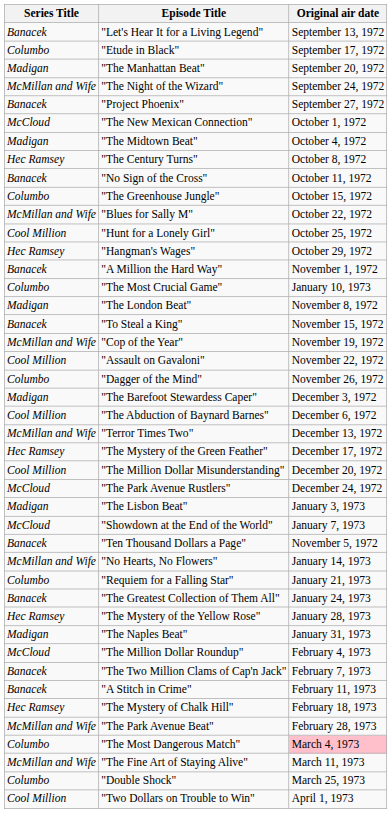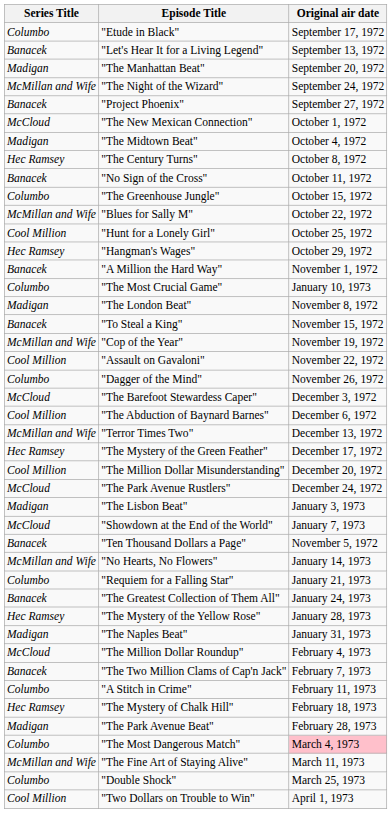rows swapped: (182, 31) <-> (140, 50)
(28, 397) Madigan -> (28, 397) McCloud
(27, 689) Banacek -> (28, 689) Columbo
(51, 726) McMillan and Wife -> (28, 726) Madigan
